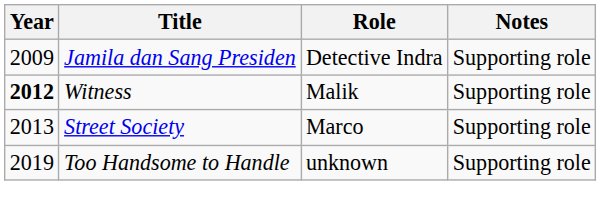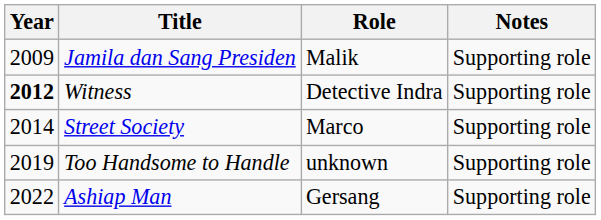(374, 57) Detective Indra -> (332, 57) Malik
(332, 92) Malik -> (374, 92) Detective Indra
(32, 127) 2013 -> (32, 127) 2014
+ row: (118, 197)
